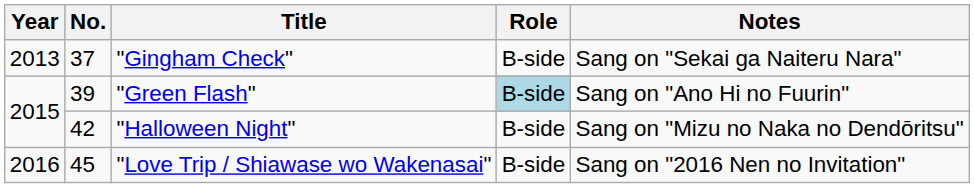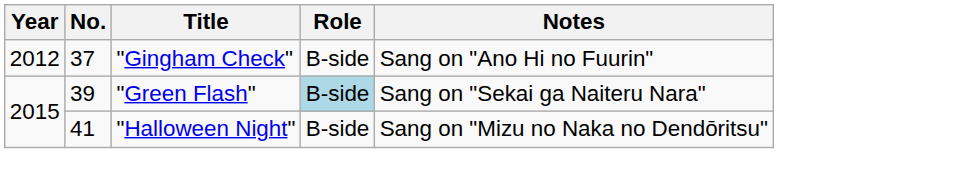(35, 57) 2013 -> (35, 57) 2012
(738, 57) Sang on "Sekai ga Naiteru Nara" -> (516, 57) Sang on "Ano Hi no Fuurin"
(712, 93) Sang on "Ano Hi no Fuurin" -> (543, 93) Sang on "Sekai ga Naiteru Nara"
(82, 128) 42 -> (82, 128) 41
- row: (304, 164)
